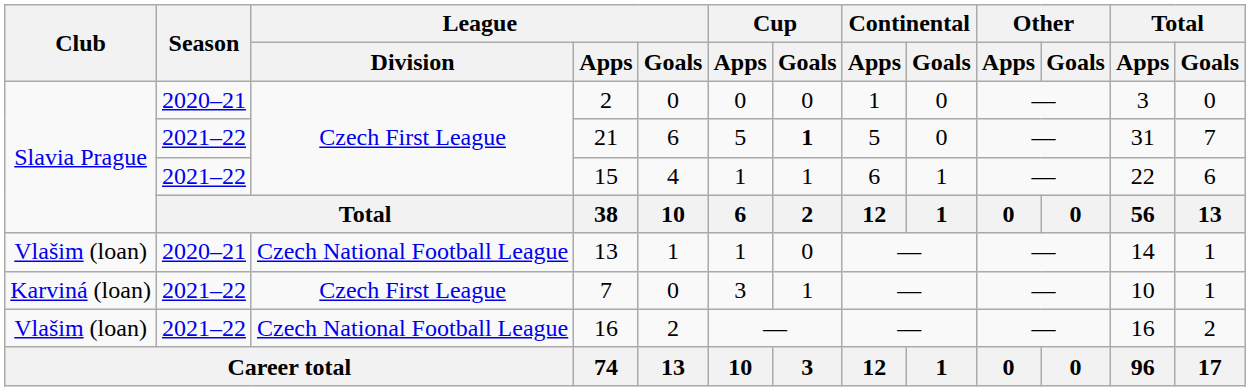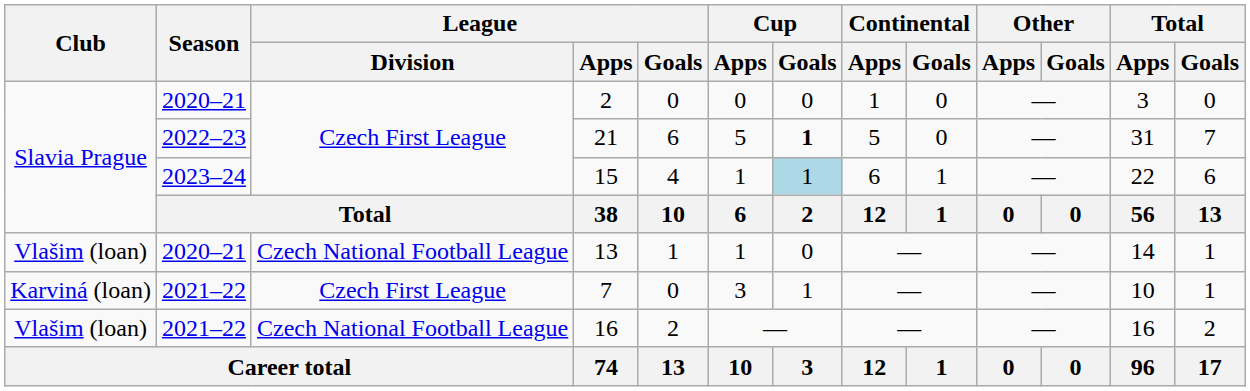(204, 137) 2021–22 -> (204, 137) 2022–23
(204, 175) 2021–22 -> (204, 175) 2023–24
(807, 175) no background -> (807, 175) lightblue background
